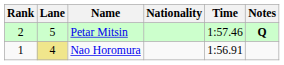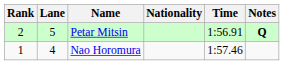(225, 32) 1:57.46 -> (225, 32) 1:56.91
(52, 50) khaki background -> (52, 50) no background
(225, 50) 1:56.91 -> (225, 50) 1:57.46
